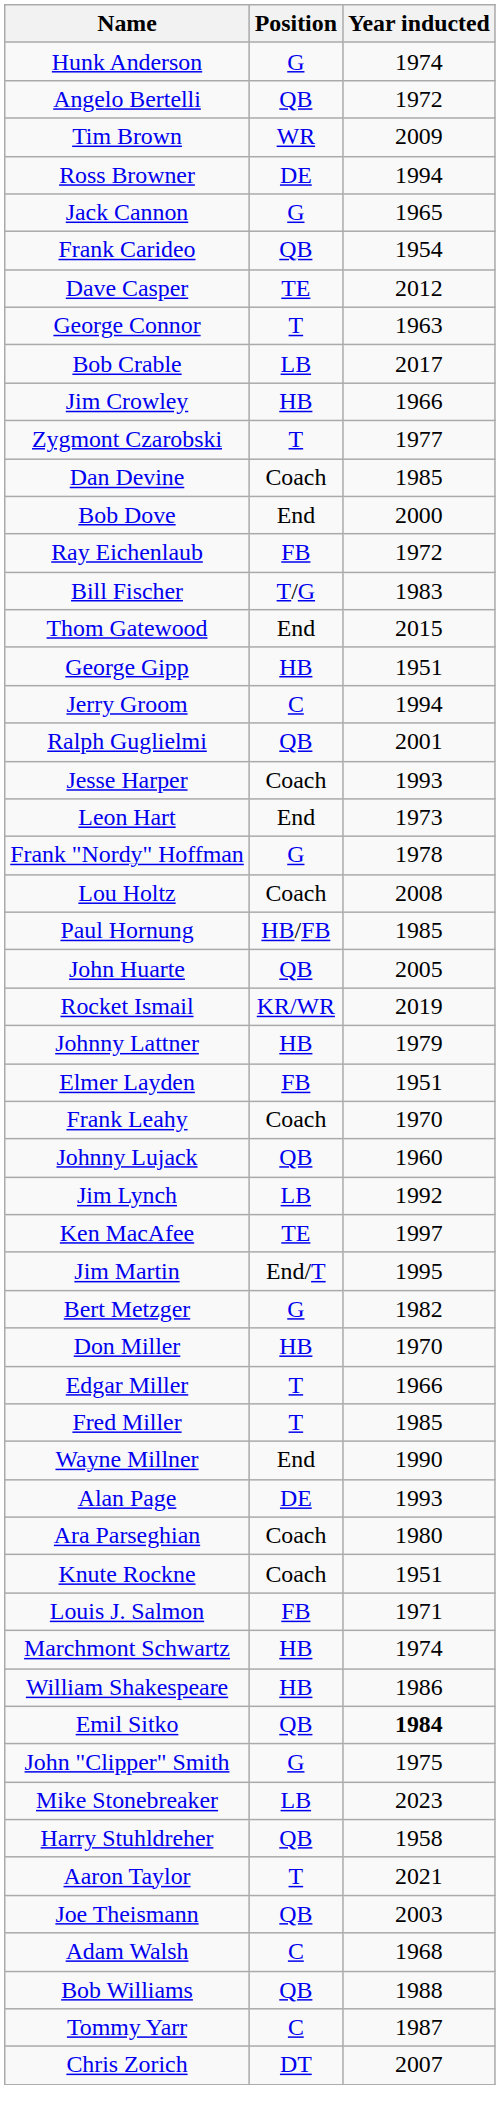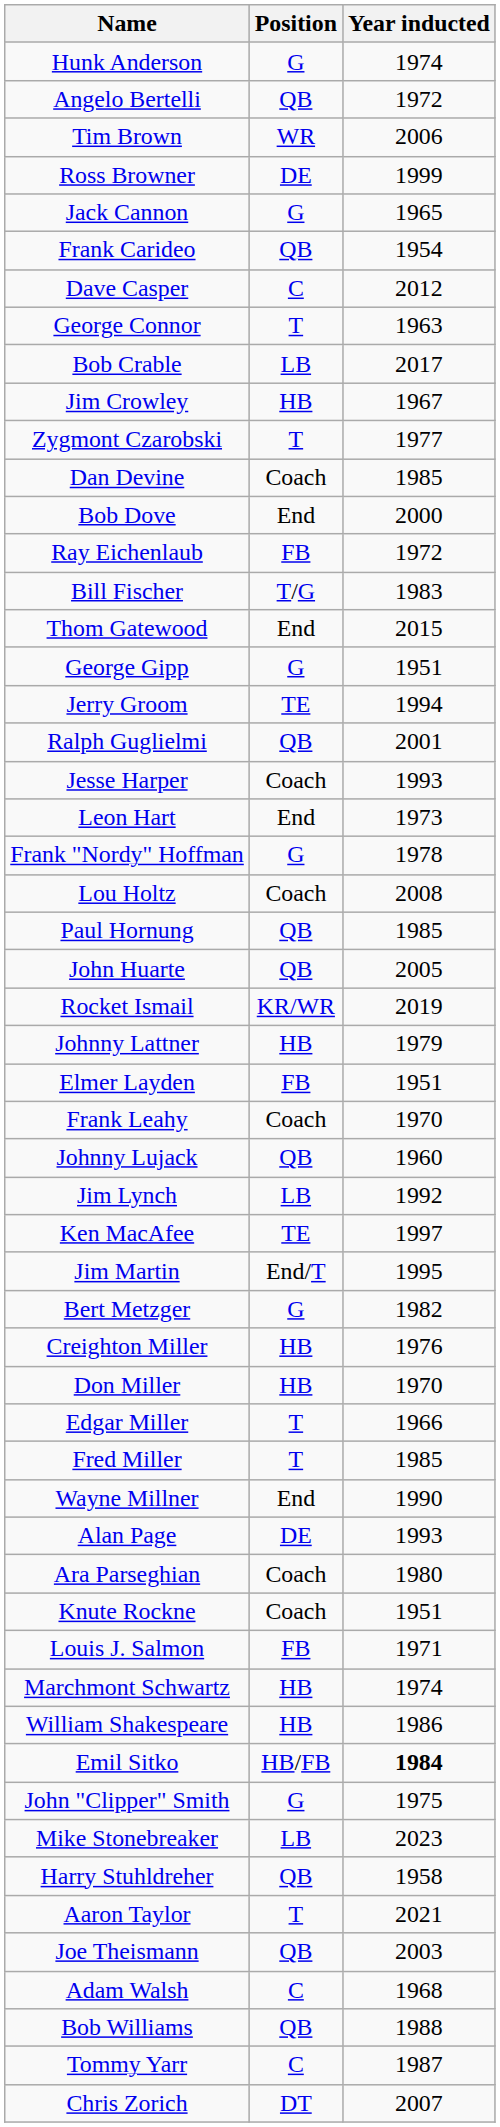(419, 136) 2009 -> (419, 136) 2006
(419, 174) 1994 -> (419, 174) 1999
(296, 288) TE -> (296, 288) C
(419, 401) 1966 -> (419, 401) 1967
(296, 666) HB -> (296, 666) G
(296, 703) C -> (296, 703) TE
(296, 930) HB/FB -> (296, 930) QB
+ row: (127, 1346)
(296, 1724) QB -> (296, 1762) HB/FB
